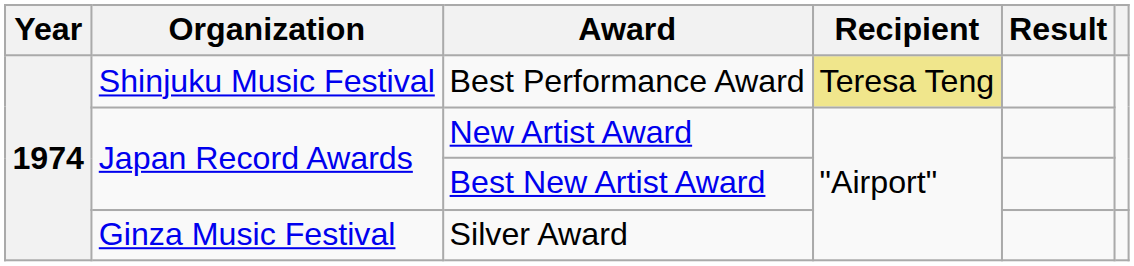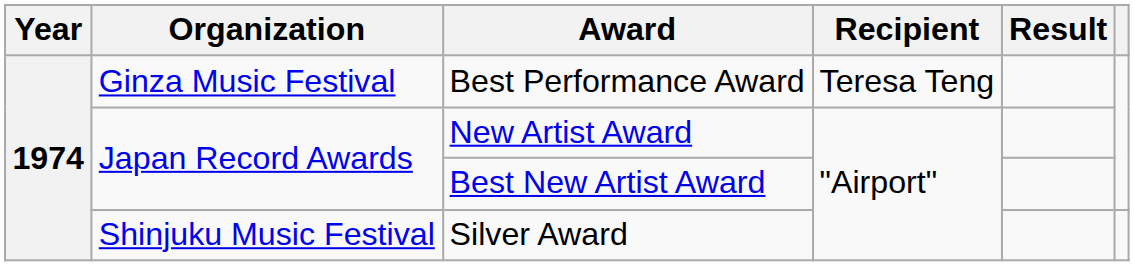(267, 81) Shinjuku Music Festival -> (247, 81) Ginza Music Festival
(907, 81) khaki background -> (907, 81) no background
(247, 234) Ginza Music Festival -> (267, 234) Shinjuku Music Festival
